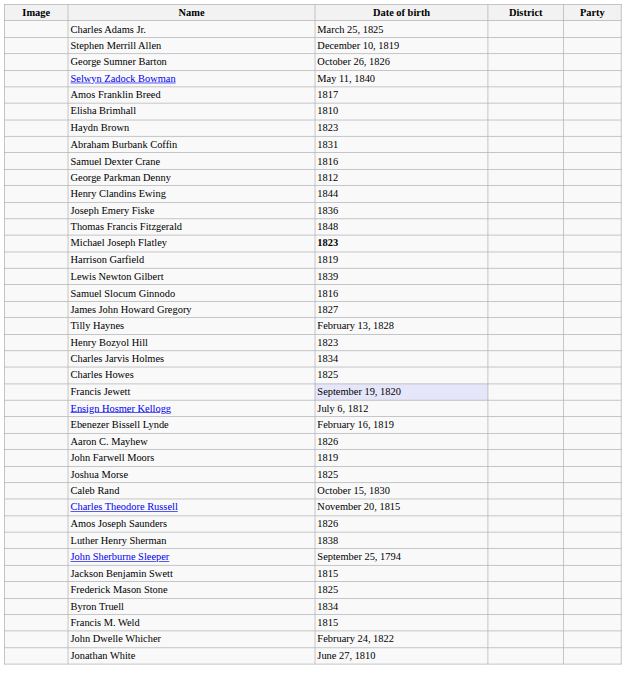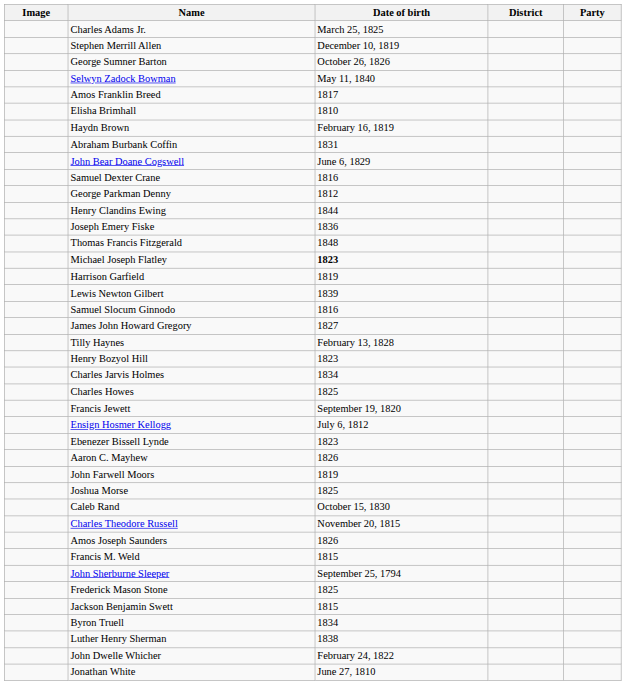(328, 128) 1823 -> (356, 128) February 16, 1819
+ row: (127, 161)
(359, 392) lavender background -> (359, 408) no background
(356, 425) February 16, 1819 -> (328, 441) 1823
rows swapped: (118, 540) <-> (105, 623)
rows swapped: (119, 590) <-> (122, 573)
